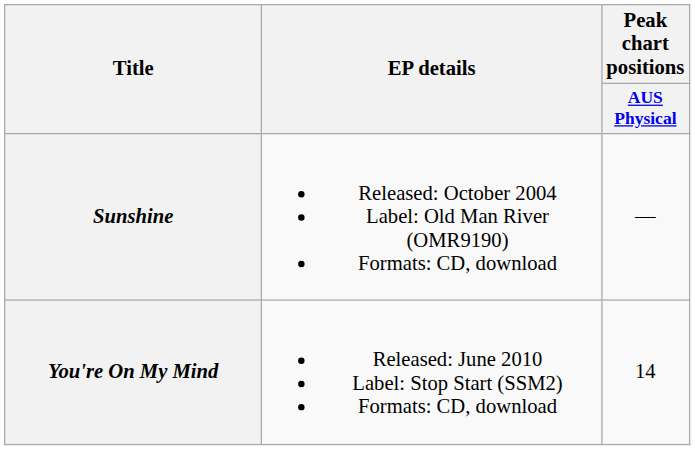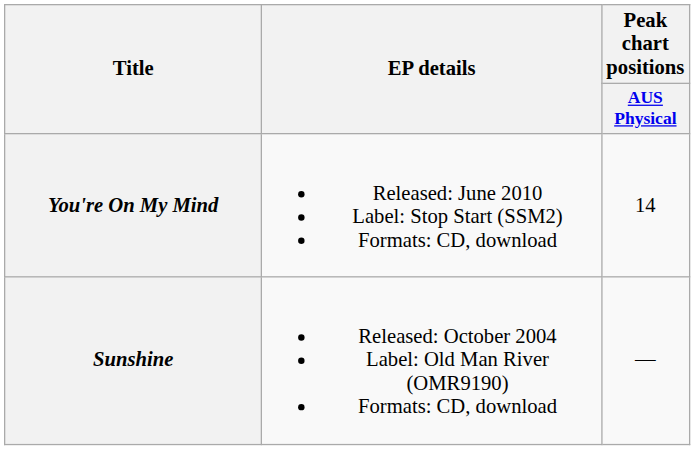rows swapped: (133, 216) <-> (133, 371)
